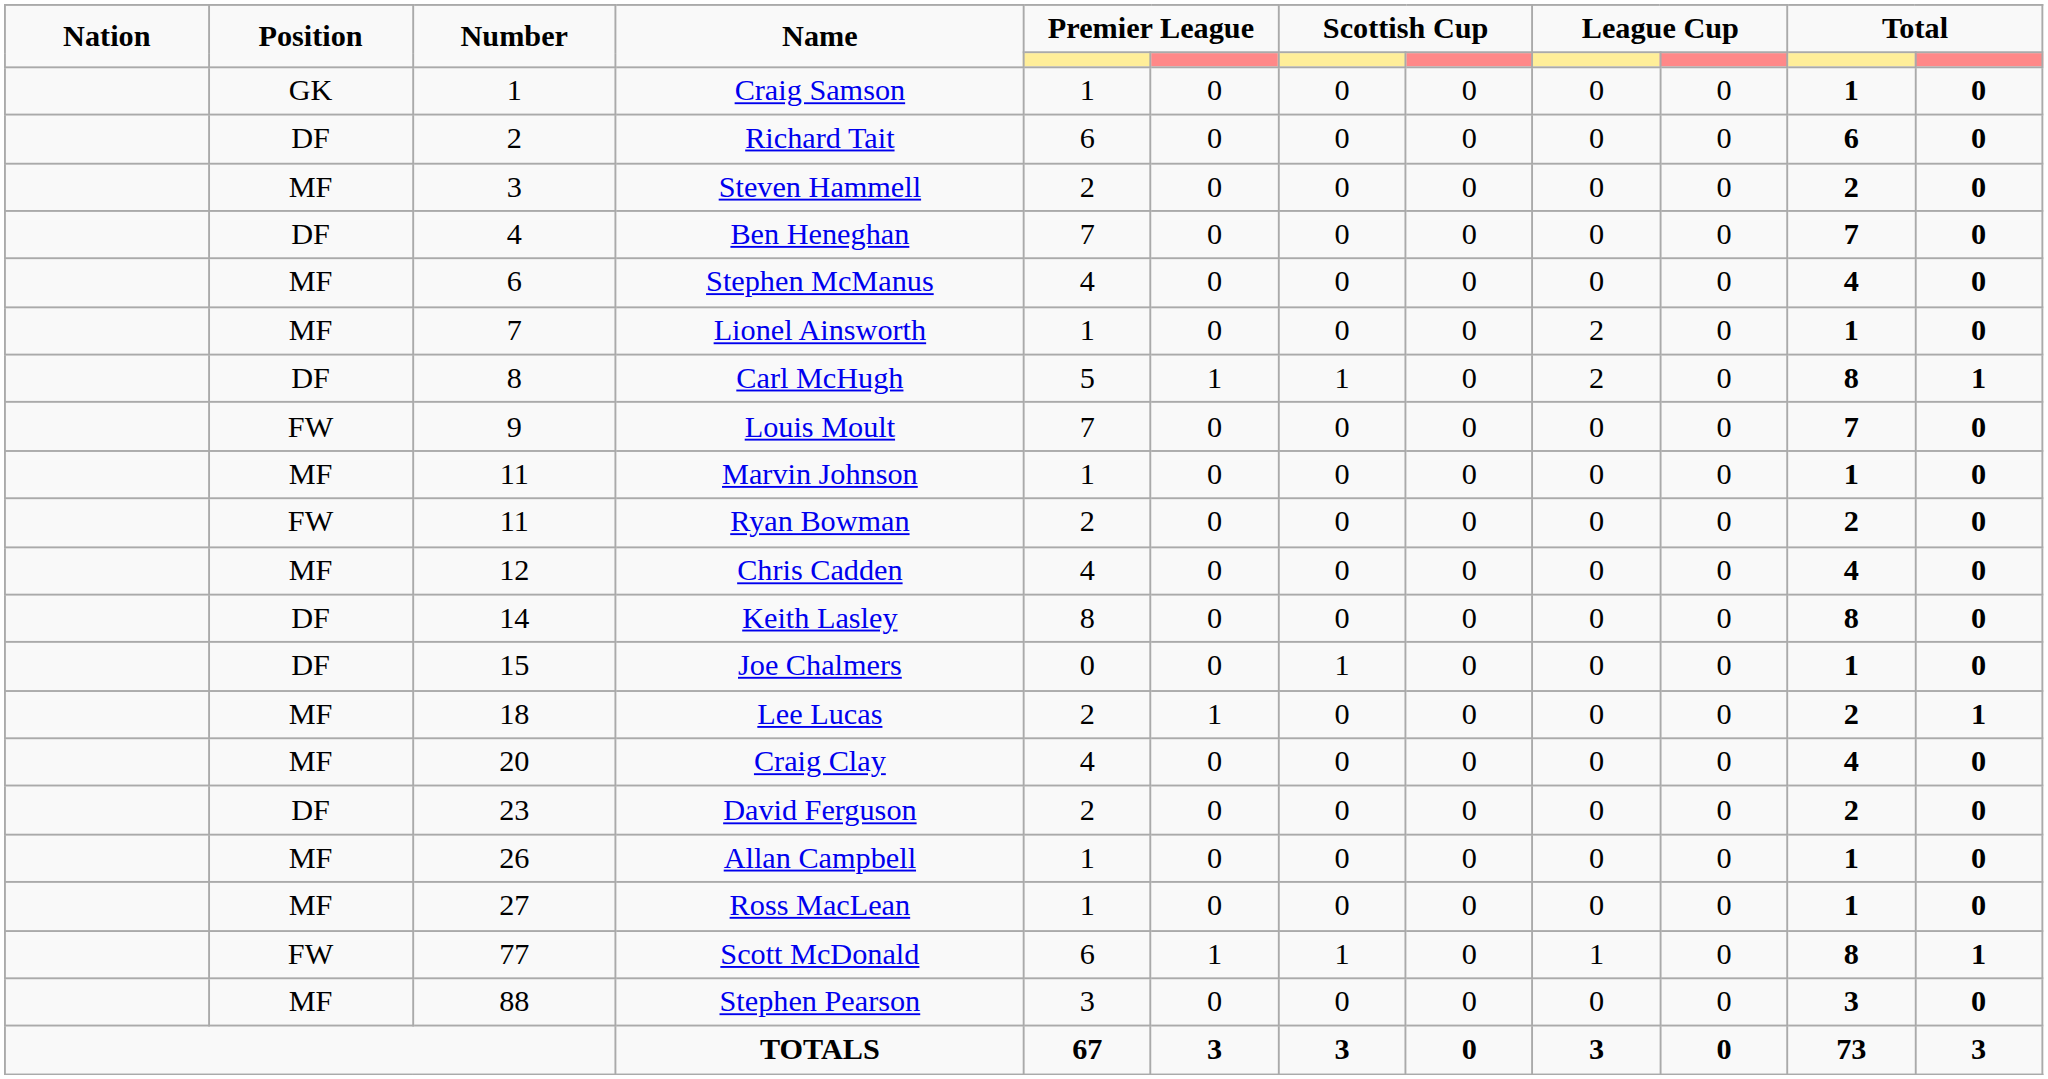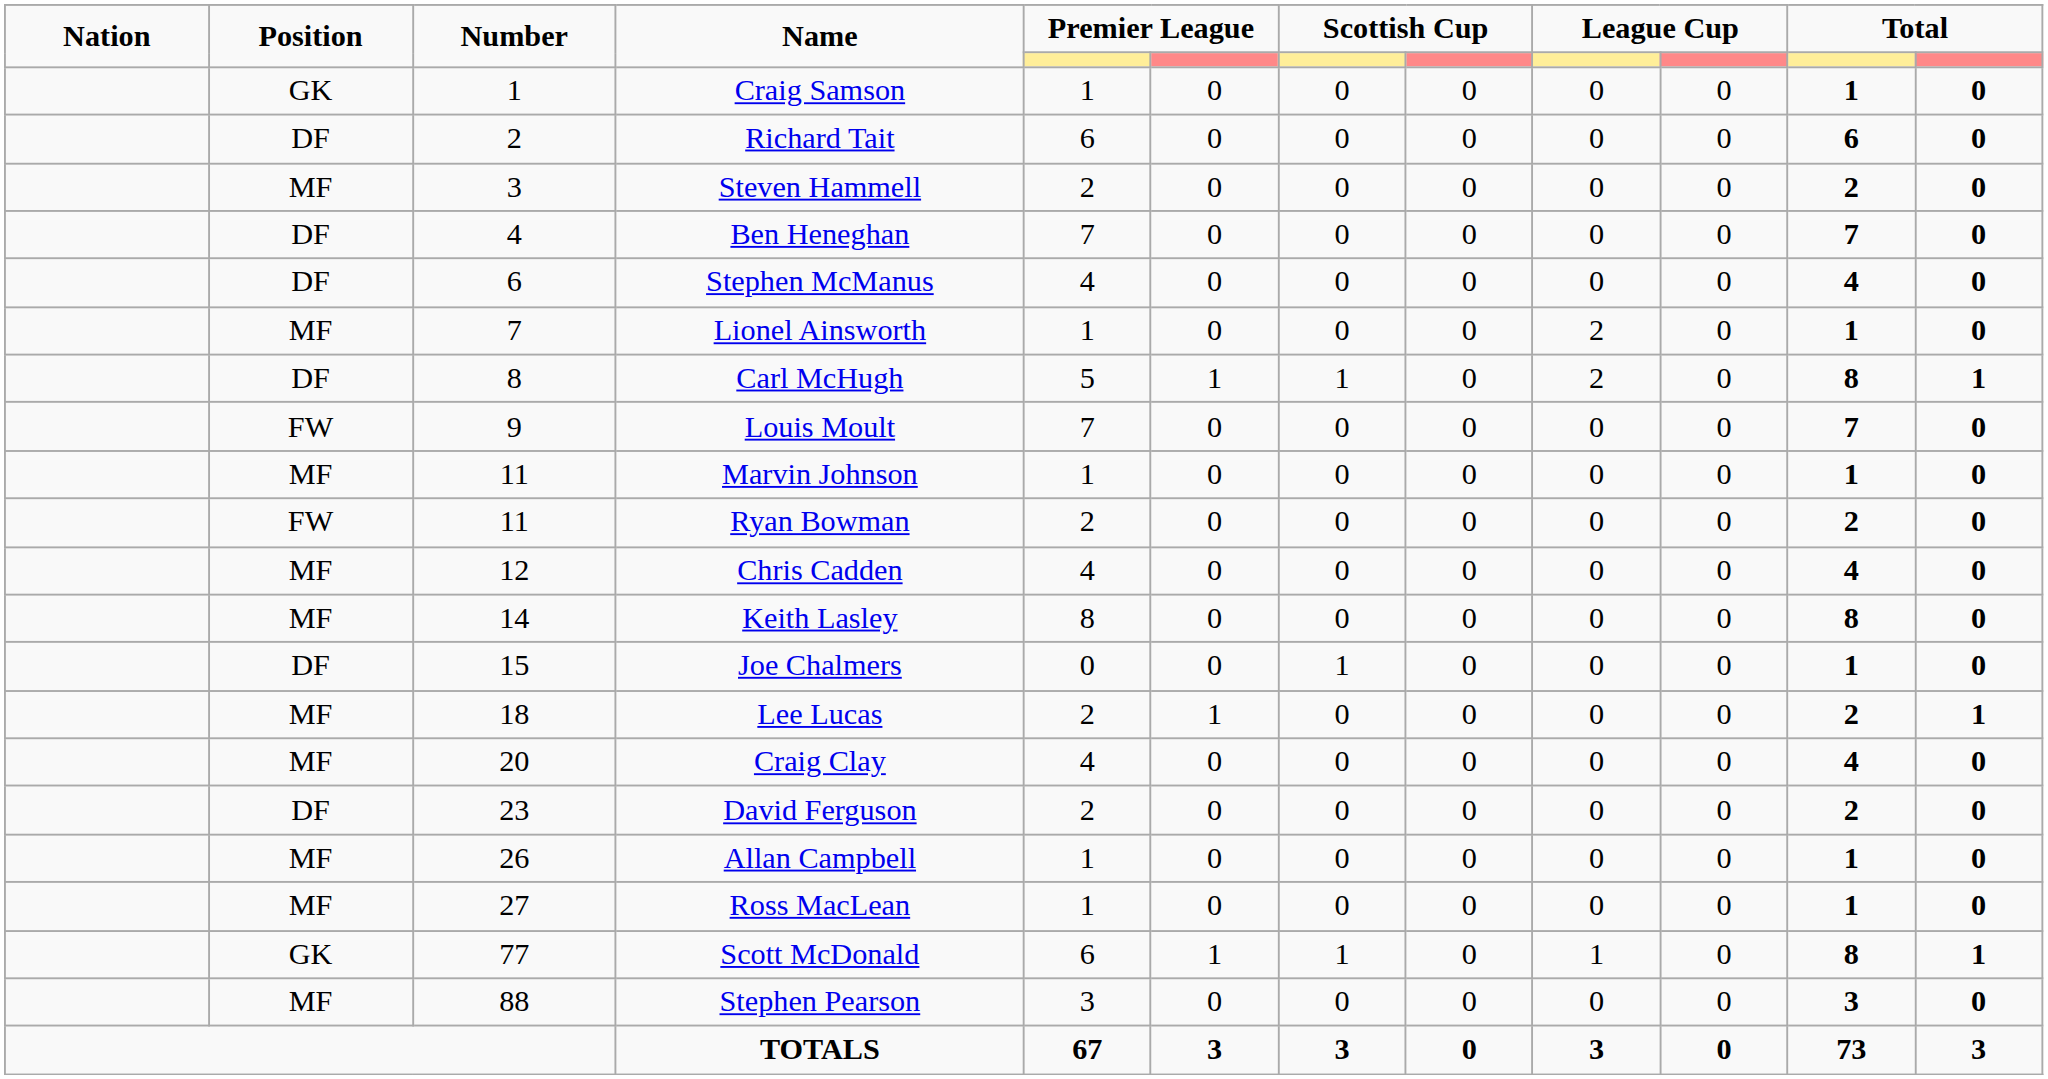(311, 282) MF -> (311, 282) DF
(311, 617) DF -> (311, 617) MF
(311, 953) FW -> (311, 953) GK
